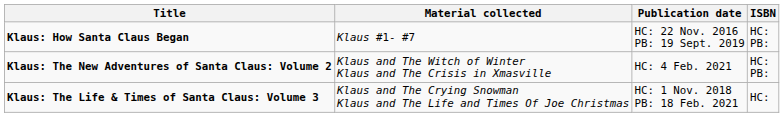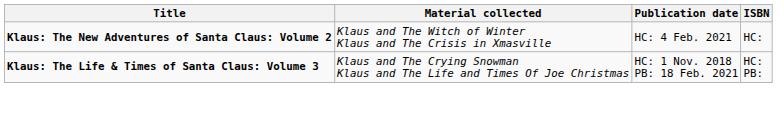- row: (98, 37)
(760, 67) HC: PB: -> (753, 37) HC:
(760, 97) HC: -> (753, 67) HC: PB:
